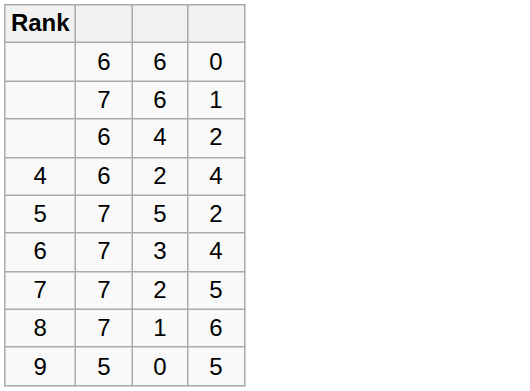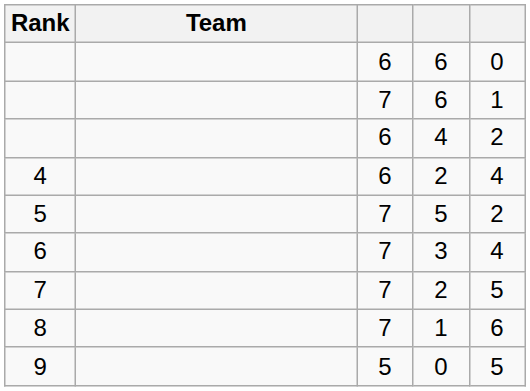+ column: (216, 23)
